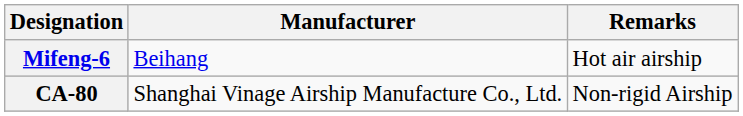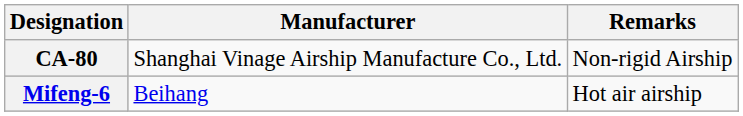rows swapped: (66, 57) <-> (66, 93)
